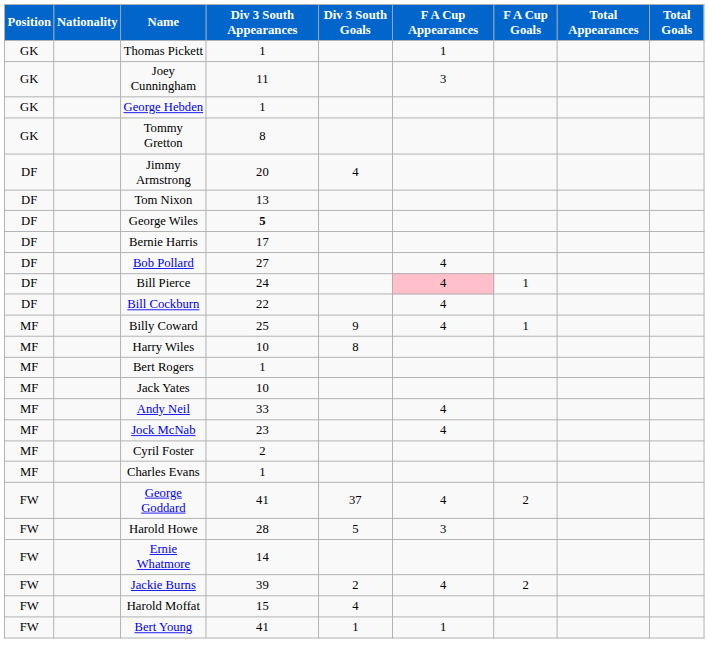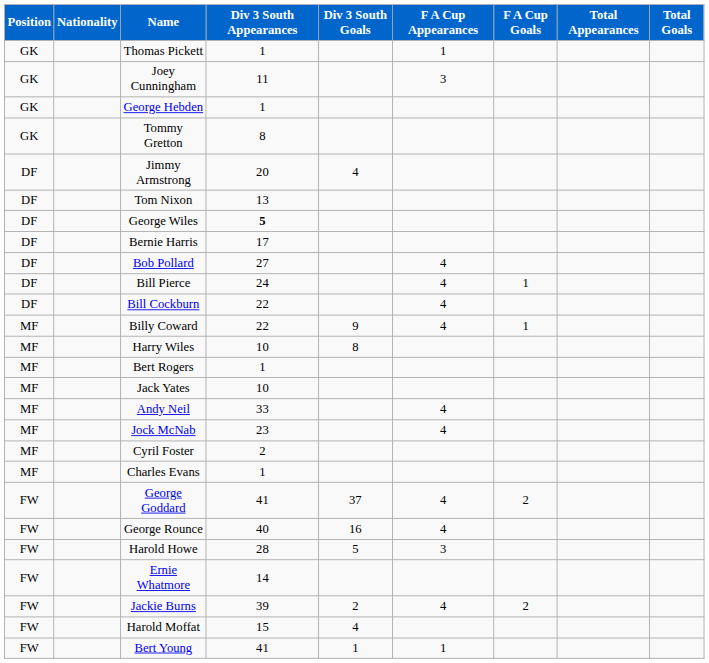(443, 284) pink background -> (443, 284) no background
(262, 325) 25 -> (262, 325) 22
+ row: (163, 529)
